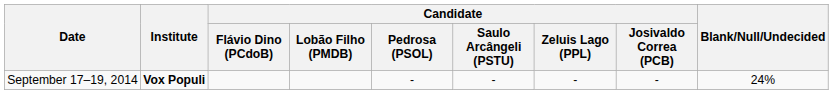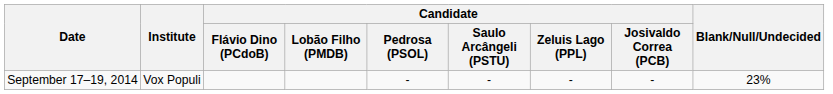(174, 80) bold -> (172, 80) normal
(763, 80) 24% -> (758, 80) 23%
